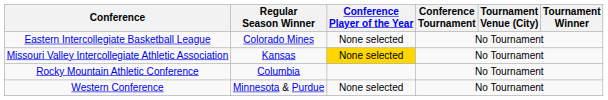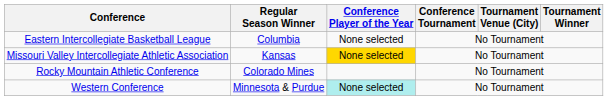(279, 39) Colorado Mines -> (279, 39) Columbia
(279, 71) Columbia -> (279, 71) Colorado Mines
(371, 87) no background -> (371, 87) paleturquoise background
